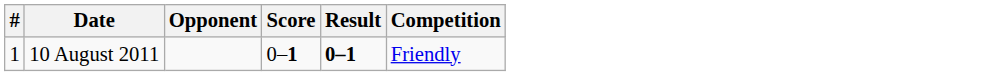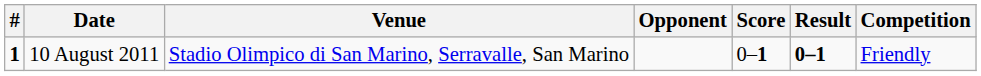+ column: (399, 20)
(15, 53) normal -> (15, 53) bold
